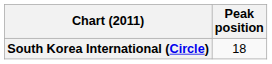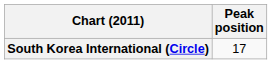(239, 48) 18 -> (239, 48) 17
